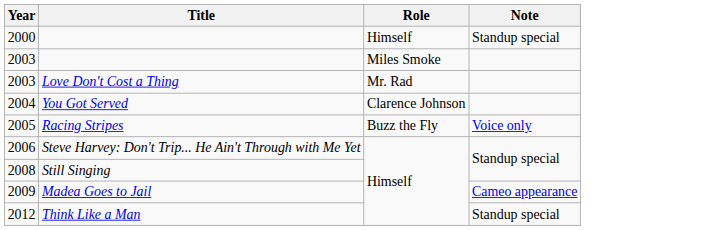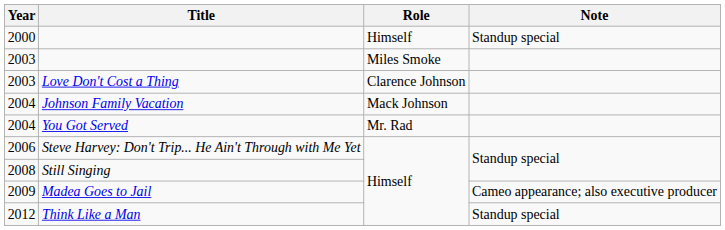(390, 81) Mr. Rad -> (416, 81) Clarence Johnson
+ row: (22, 103)
(416, 103) Clarence Johnson -> (390, 125) Mr. Rad
- row: (22, 125)
(525, 192) Cameo appearance -> (594, 192) Cameo appearance; also executive producer
